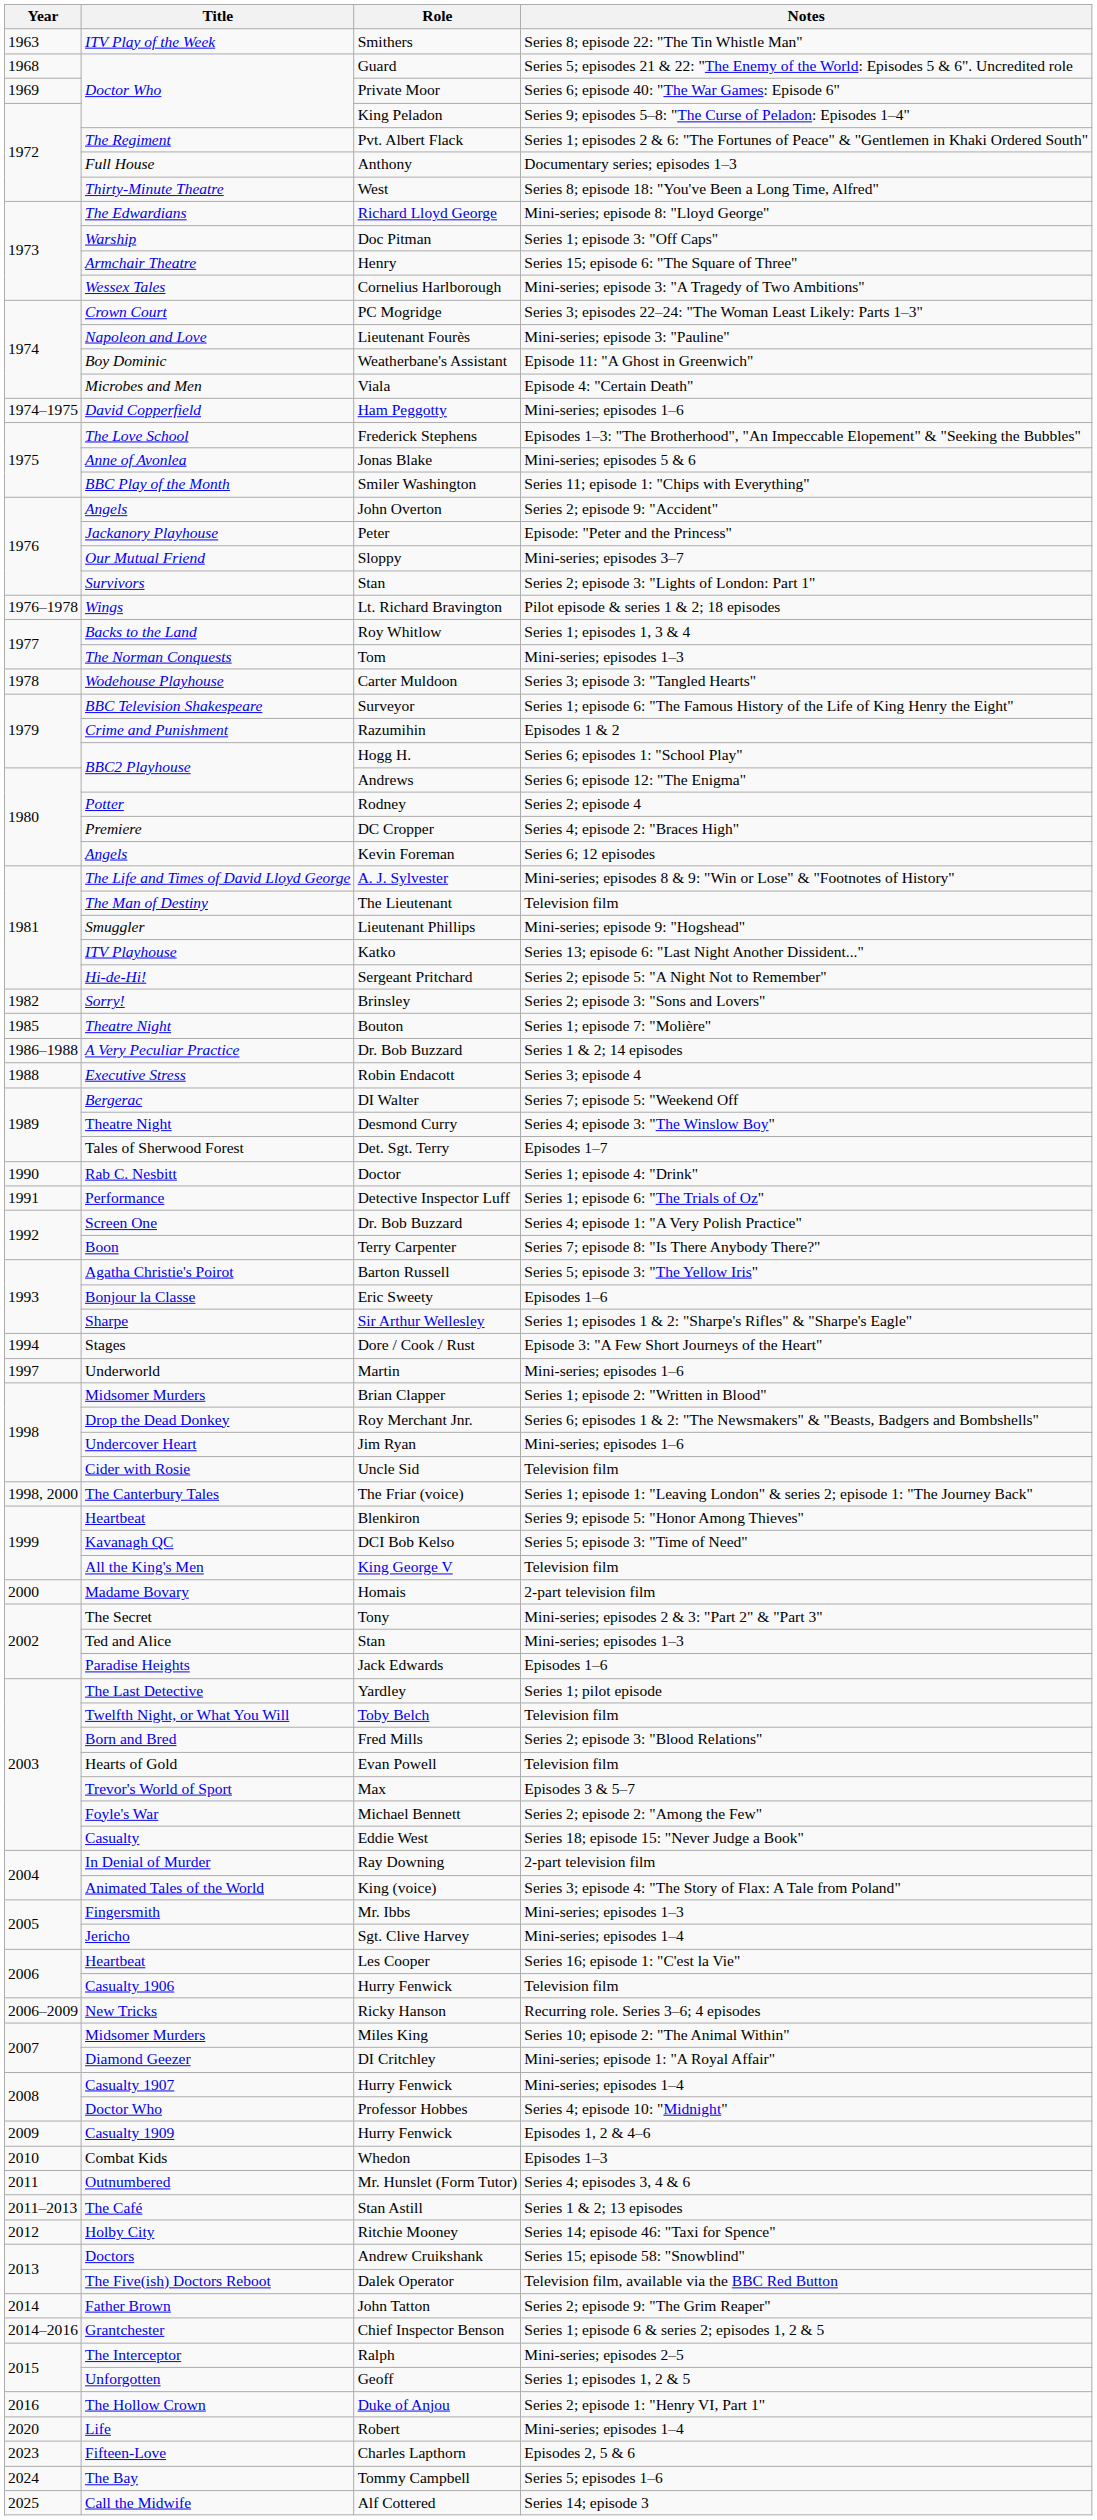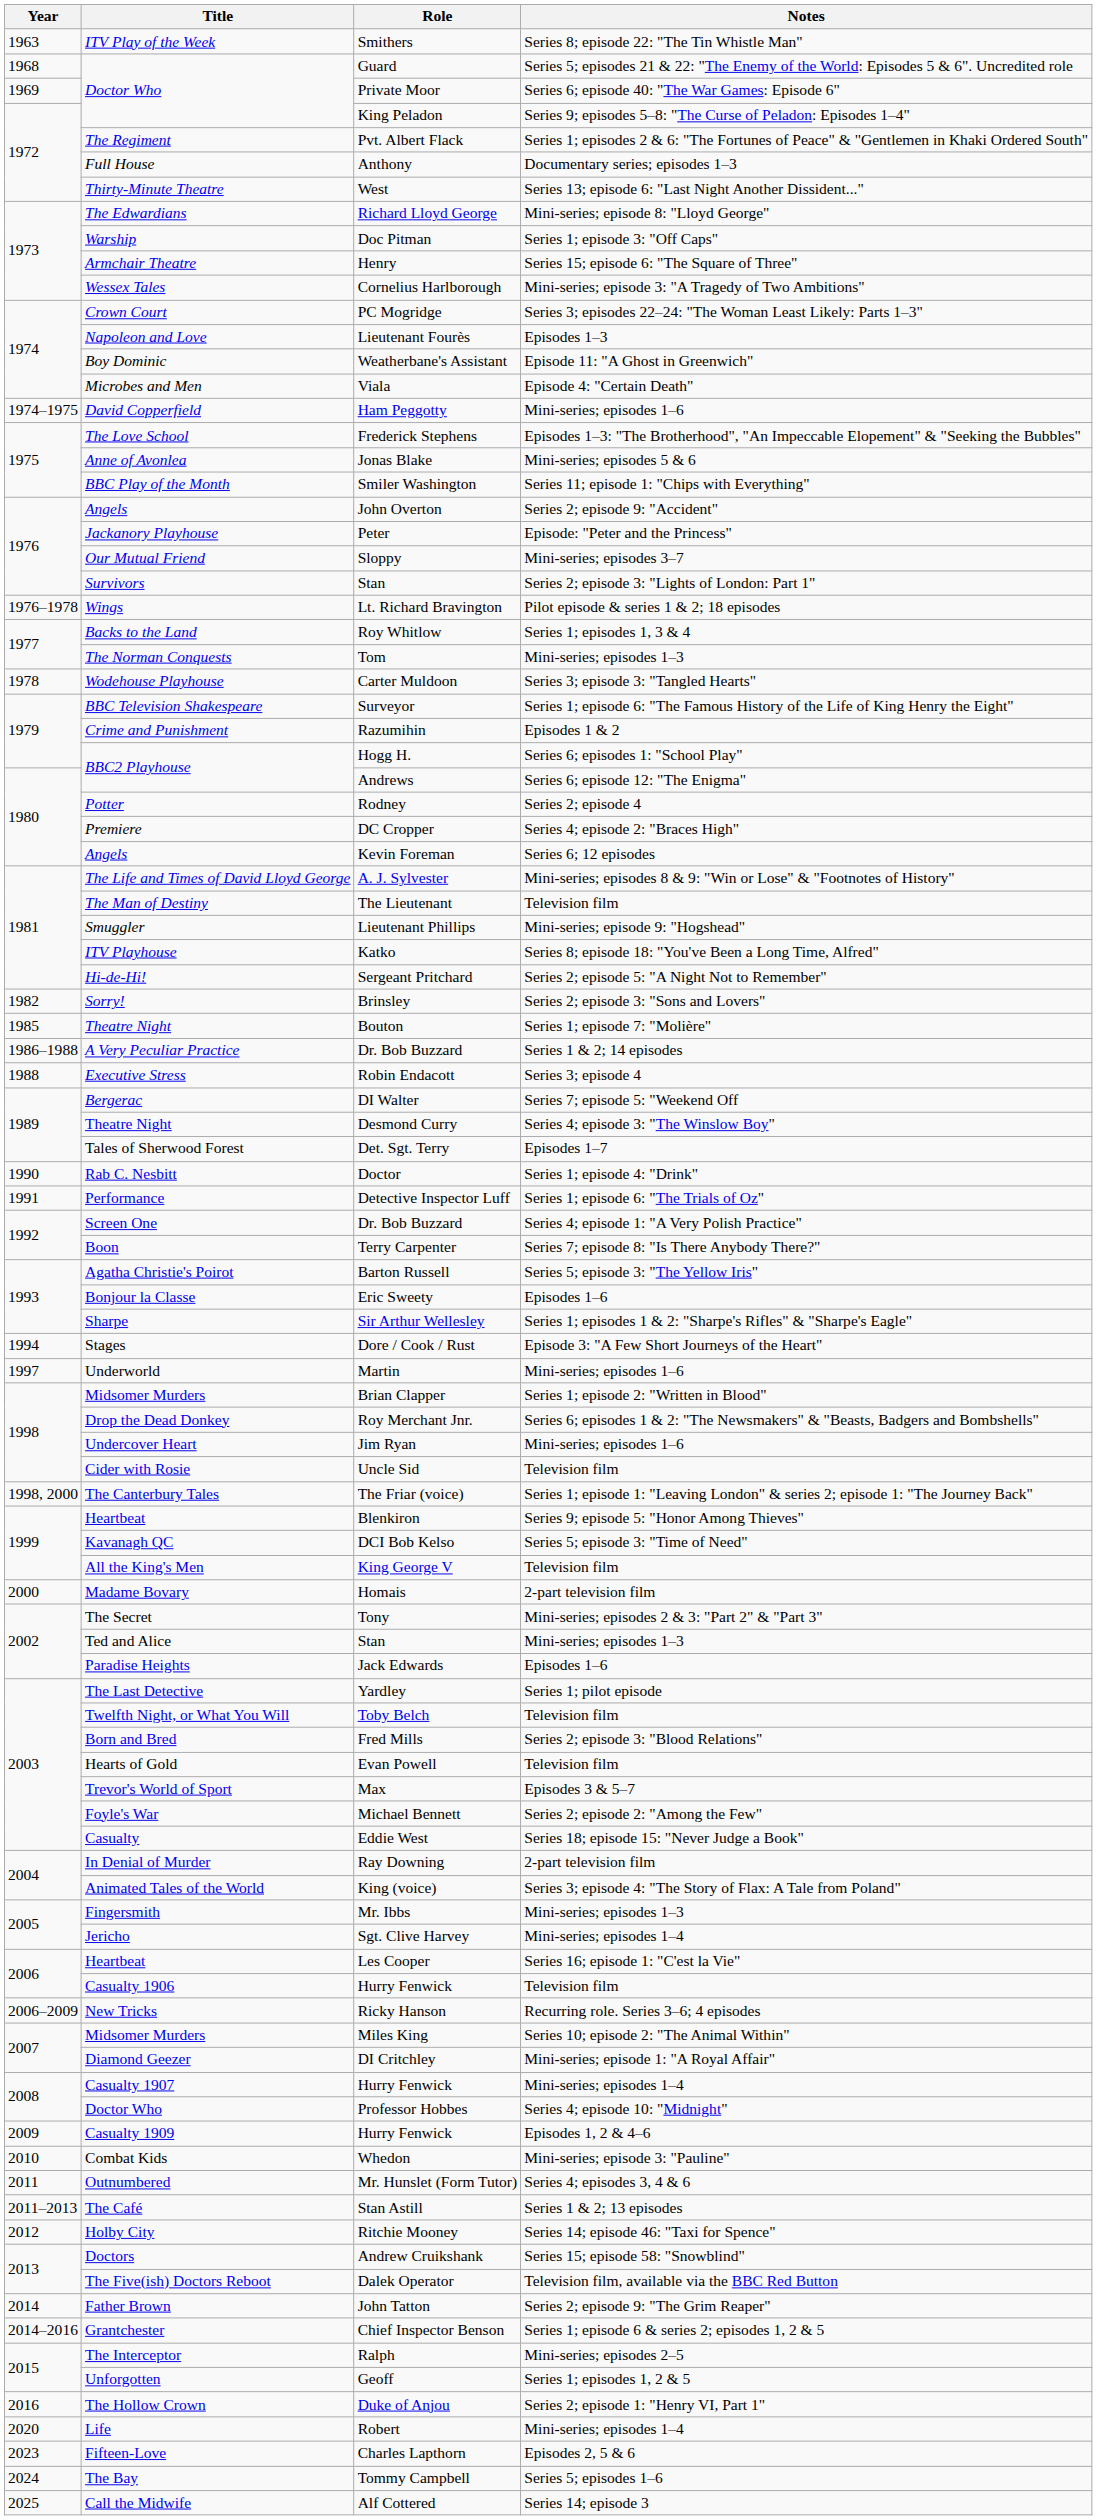(702, 189) Series 8; episode 18: "You've Been a Long Time, Alfred" -> (694, 189) Series 13; episode 6: "Last Night Another Dissident..."
(627, 336) Mini-series; episode 3: "Pauline" -> (566, 336) Episodes 1–3
(694, 952) Series 13; episode 6: "Last Night Another Dissident..." -> (702, 952) Series 8; episode 18: "You've Been a Long Time, Alfred"
(566, 2158) Episodes 1–3 -> (627, 2158) Mini-series; episode 3: "Pauline"
